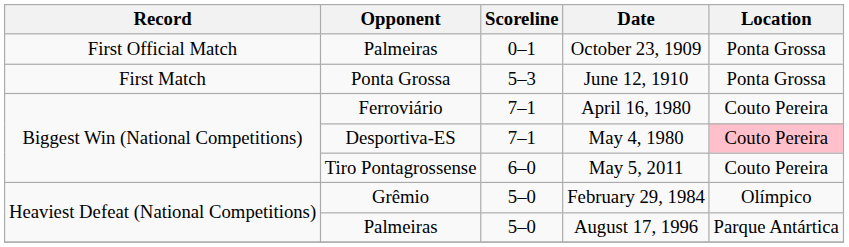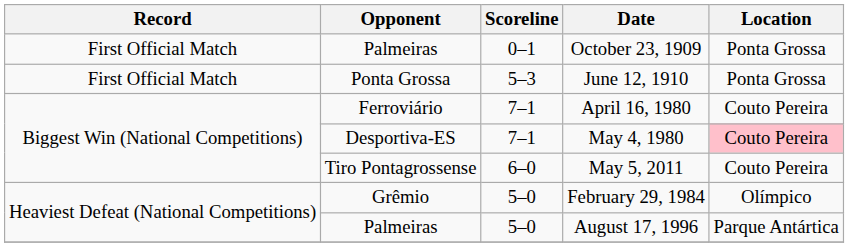(163, 78) First Match -> (163, 78) First Official Match
